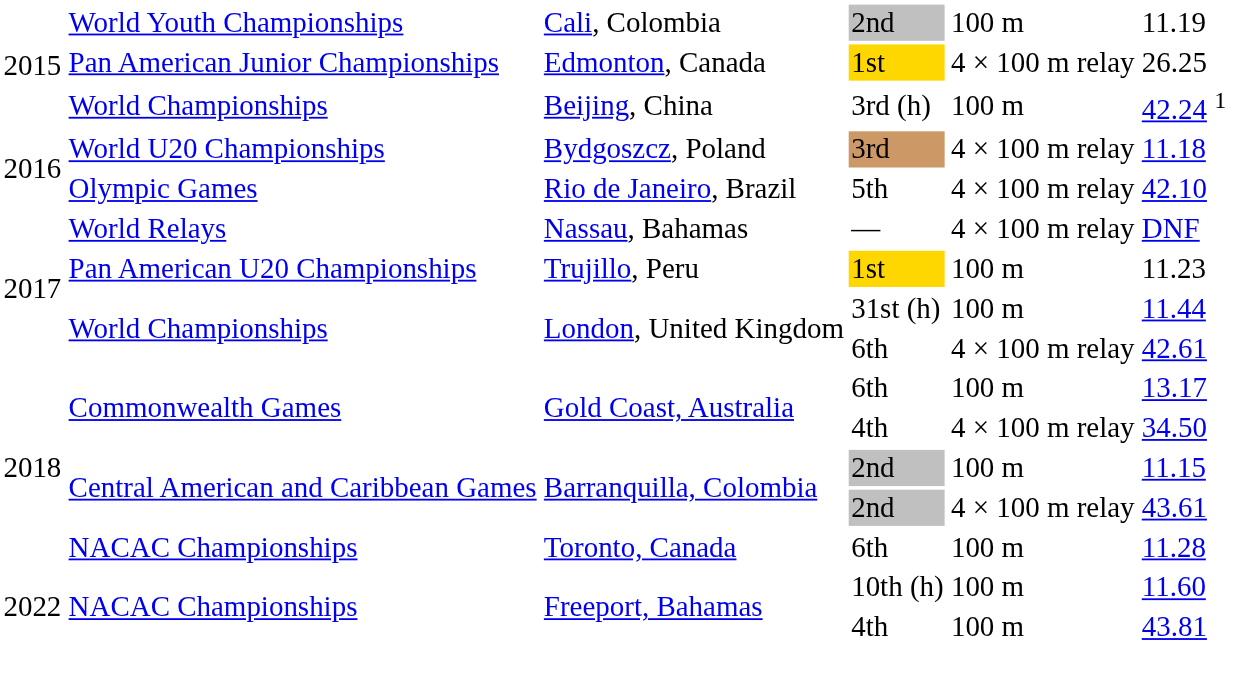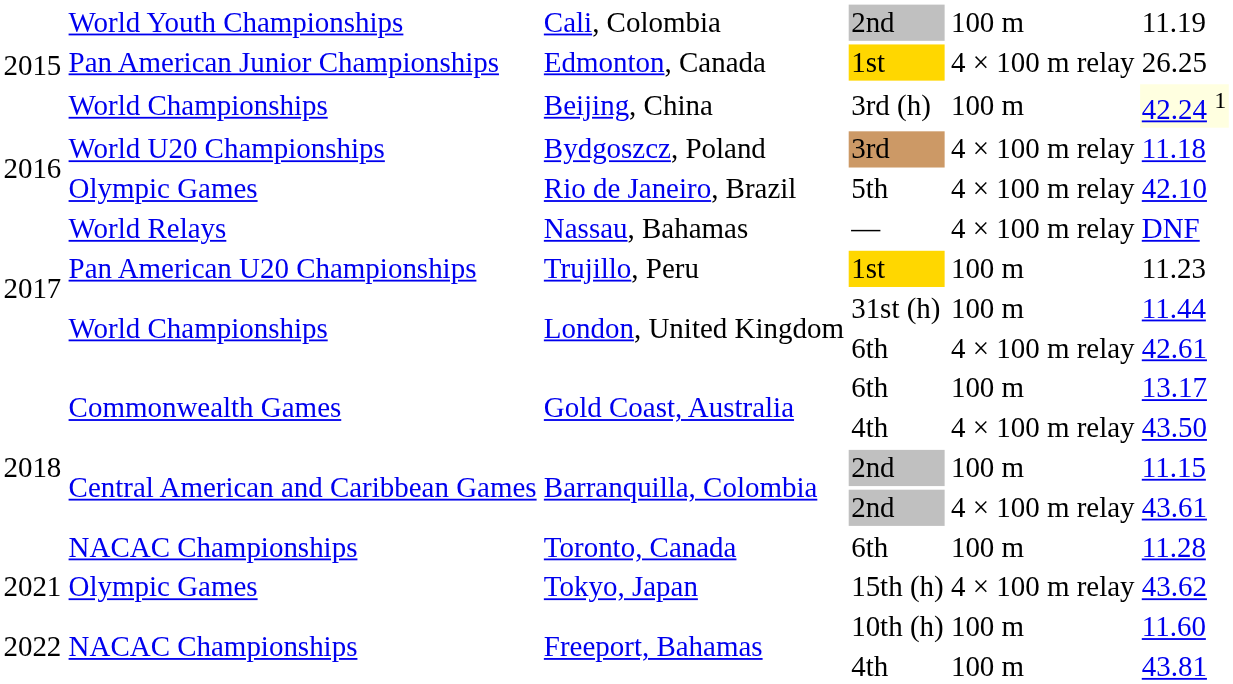(1184, 105) no background -> (1184, 105) lightyellow background
(1174, 428) 34.50 -> (1174, 428) 43.50
+ row: (621, 587)
